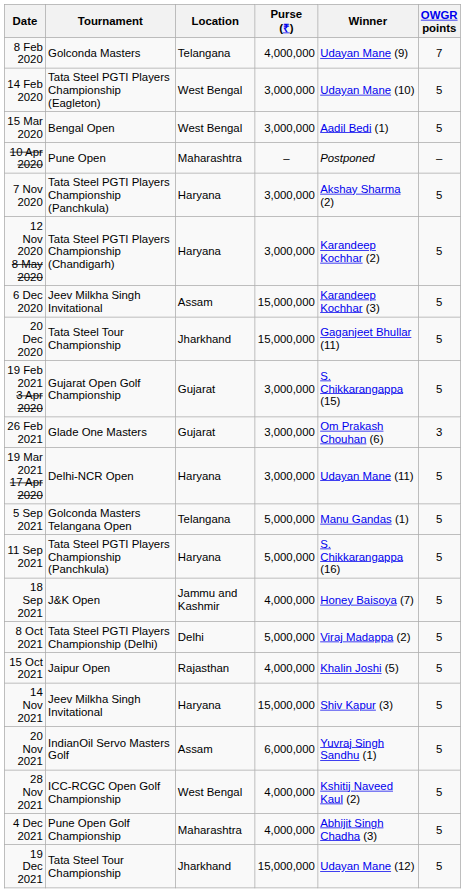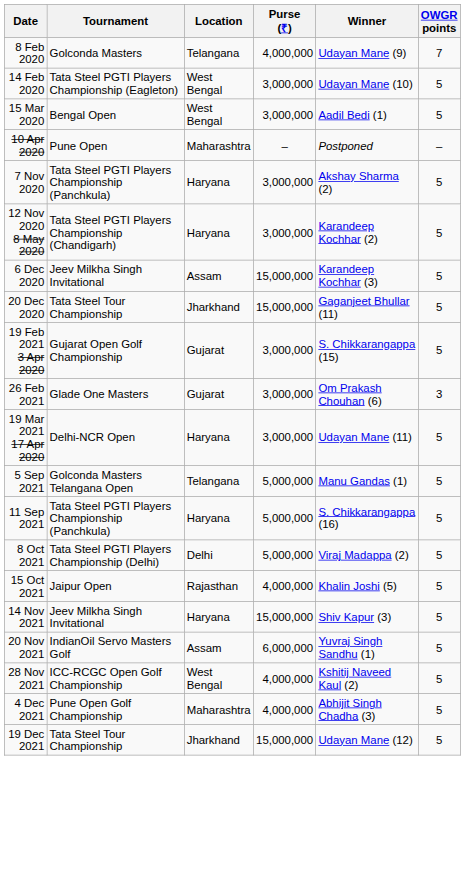- row: (30, 600)
